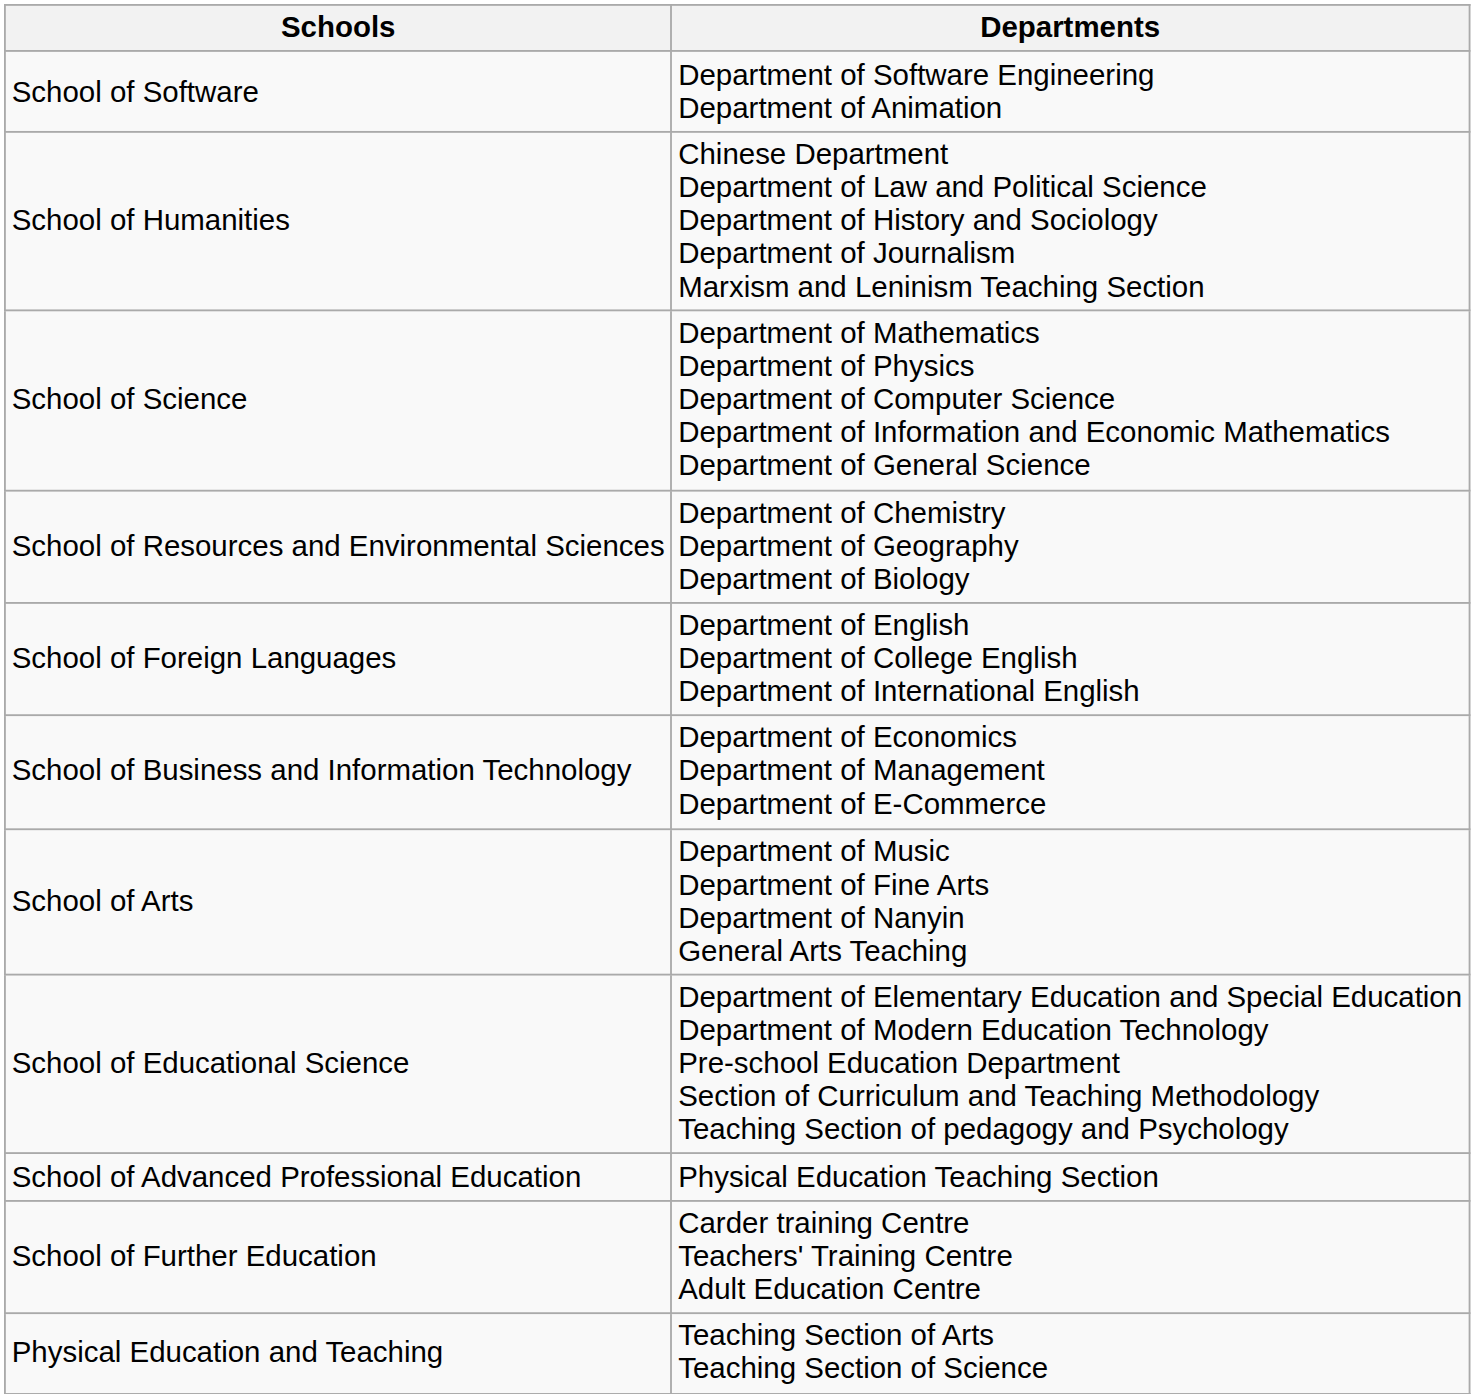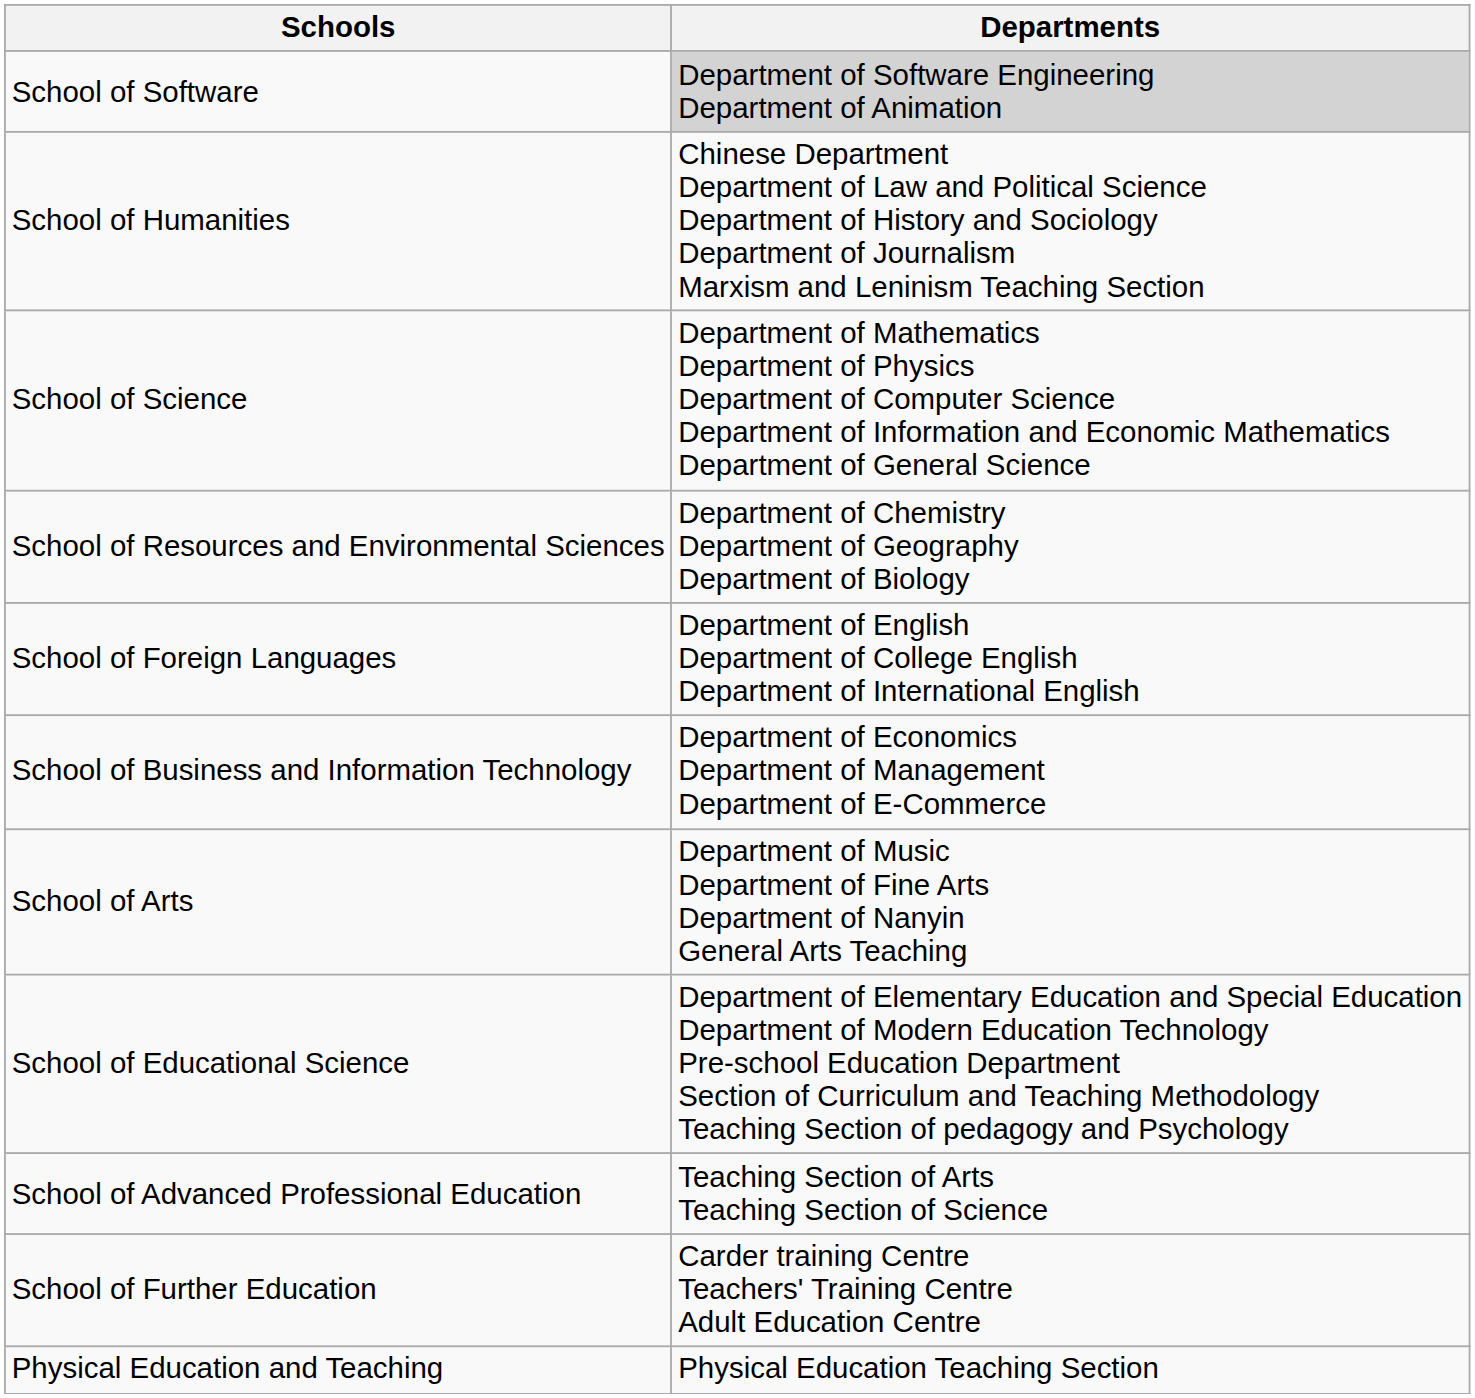(916, 91) no background -> (916, 91) lightgrey background
(919, 1176) Physical Education Teaching Section -> (863, 1193) Teaching Section of Arts Teaching Section of Science
(863, 1352) Teaching Section of Arts Teaching Section of Science -> (919, 1369) Physical Education Teaching Section
